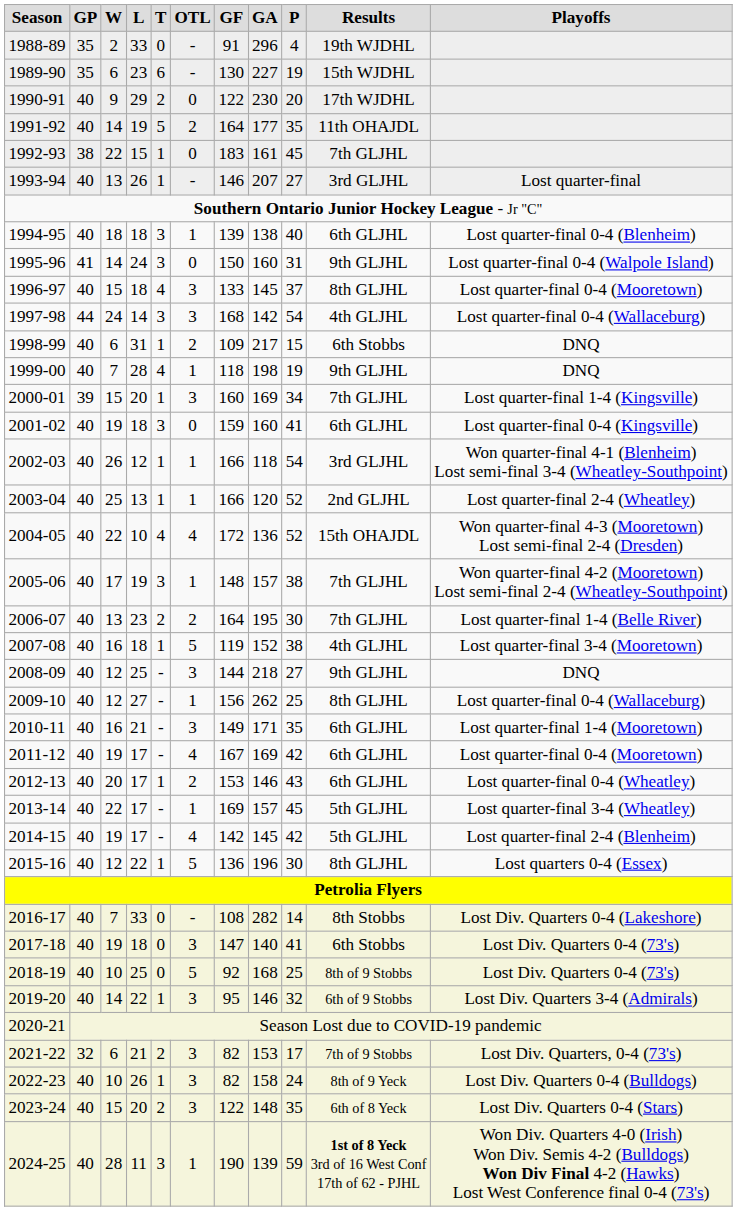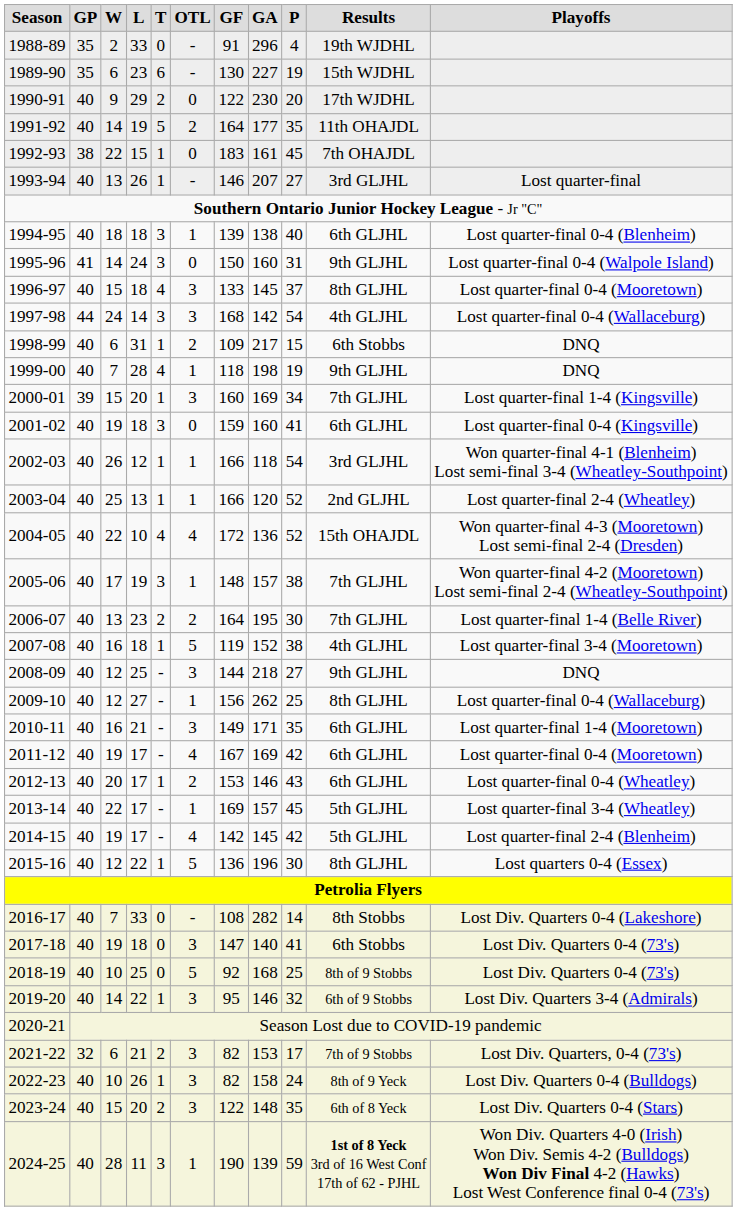(369, 153) 7th GLJHL -> (369, 153) 7th OHAJDL
